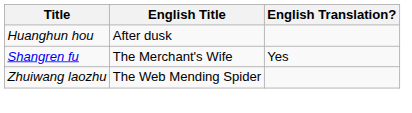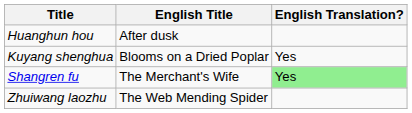+ row: (60, 56)
(278, 56) no background -> (286, 77) lightgreen background
